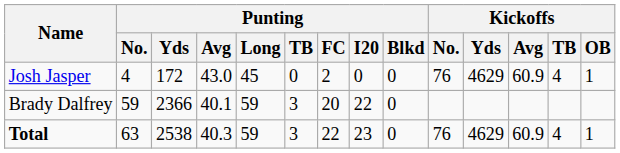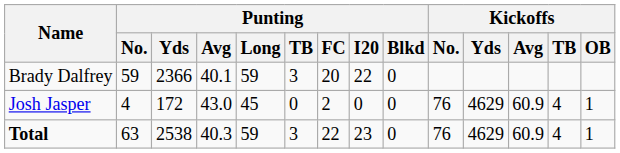rows swapped: (61, 104) <-> (50, 76)
